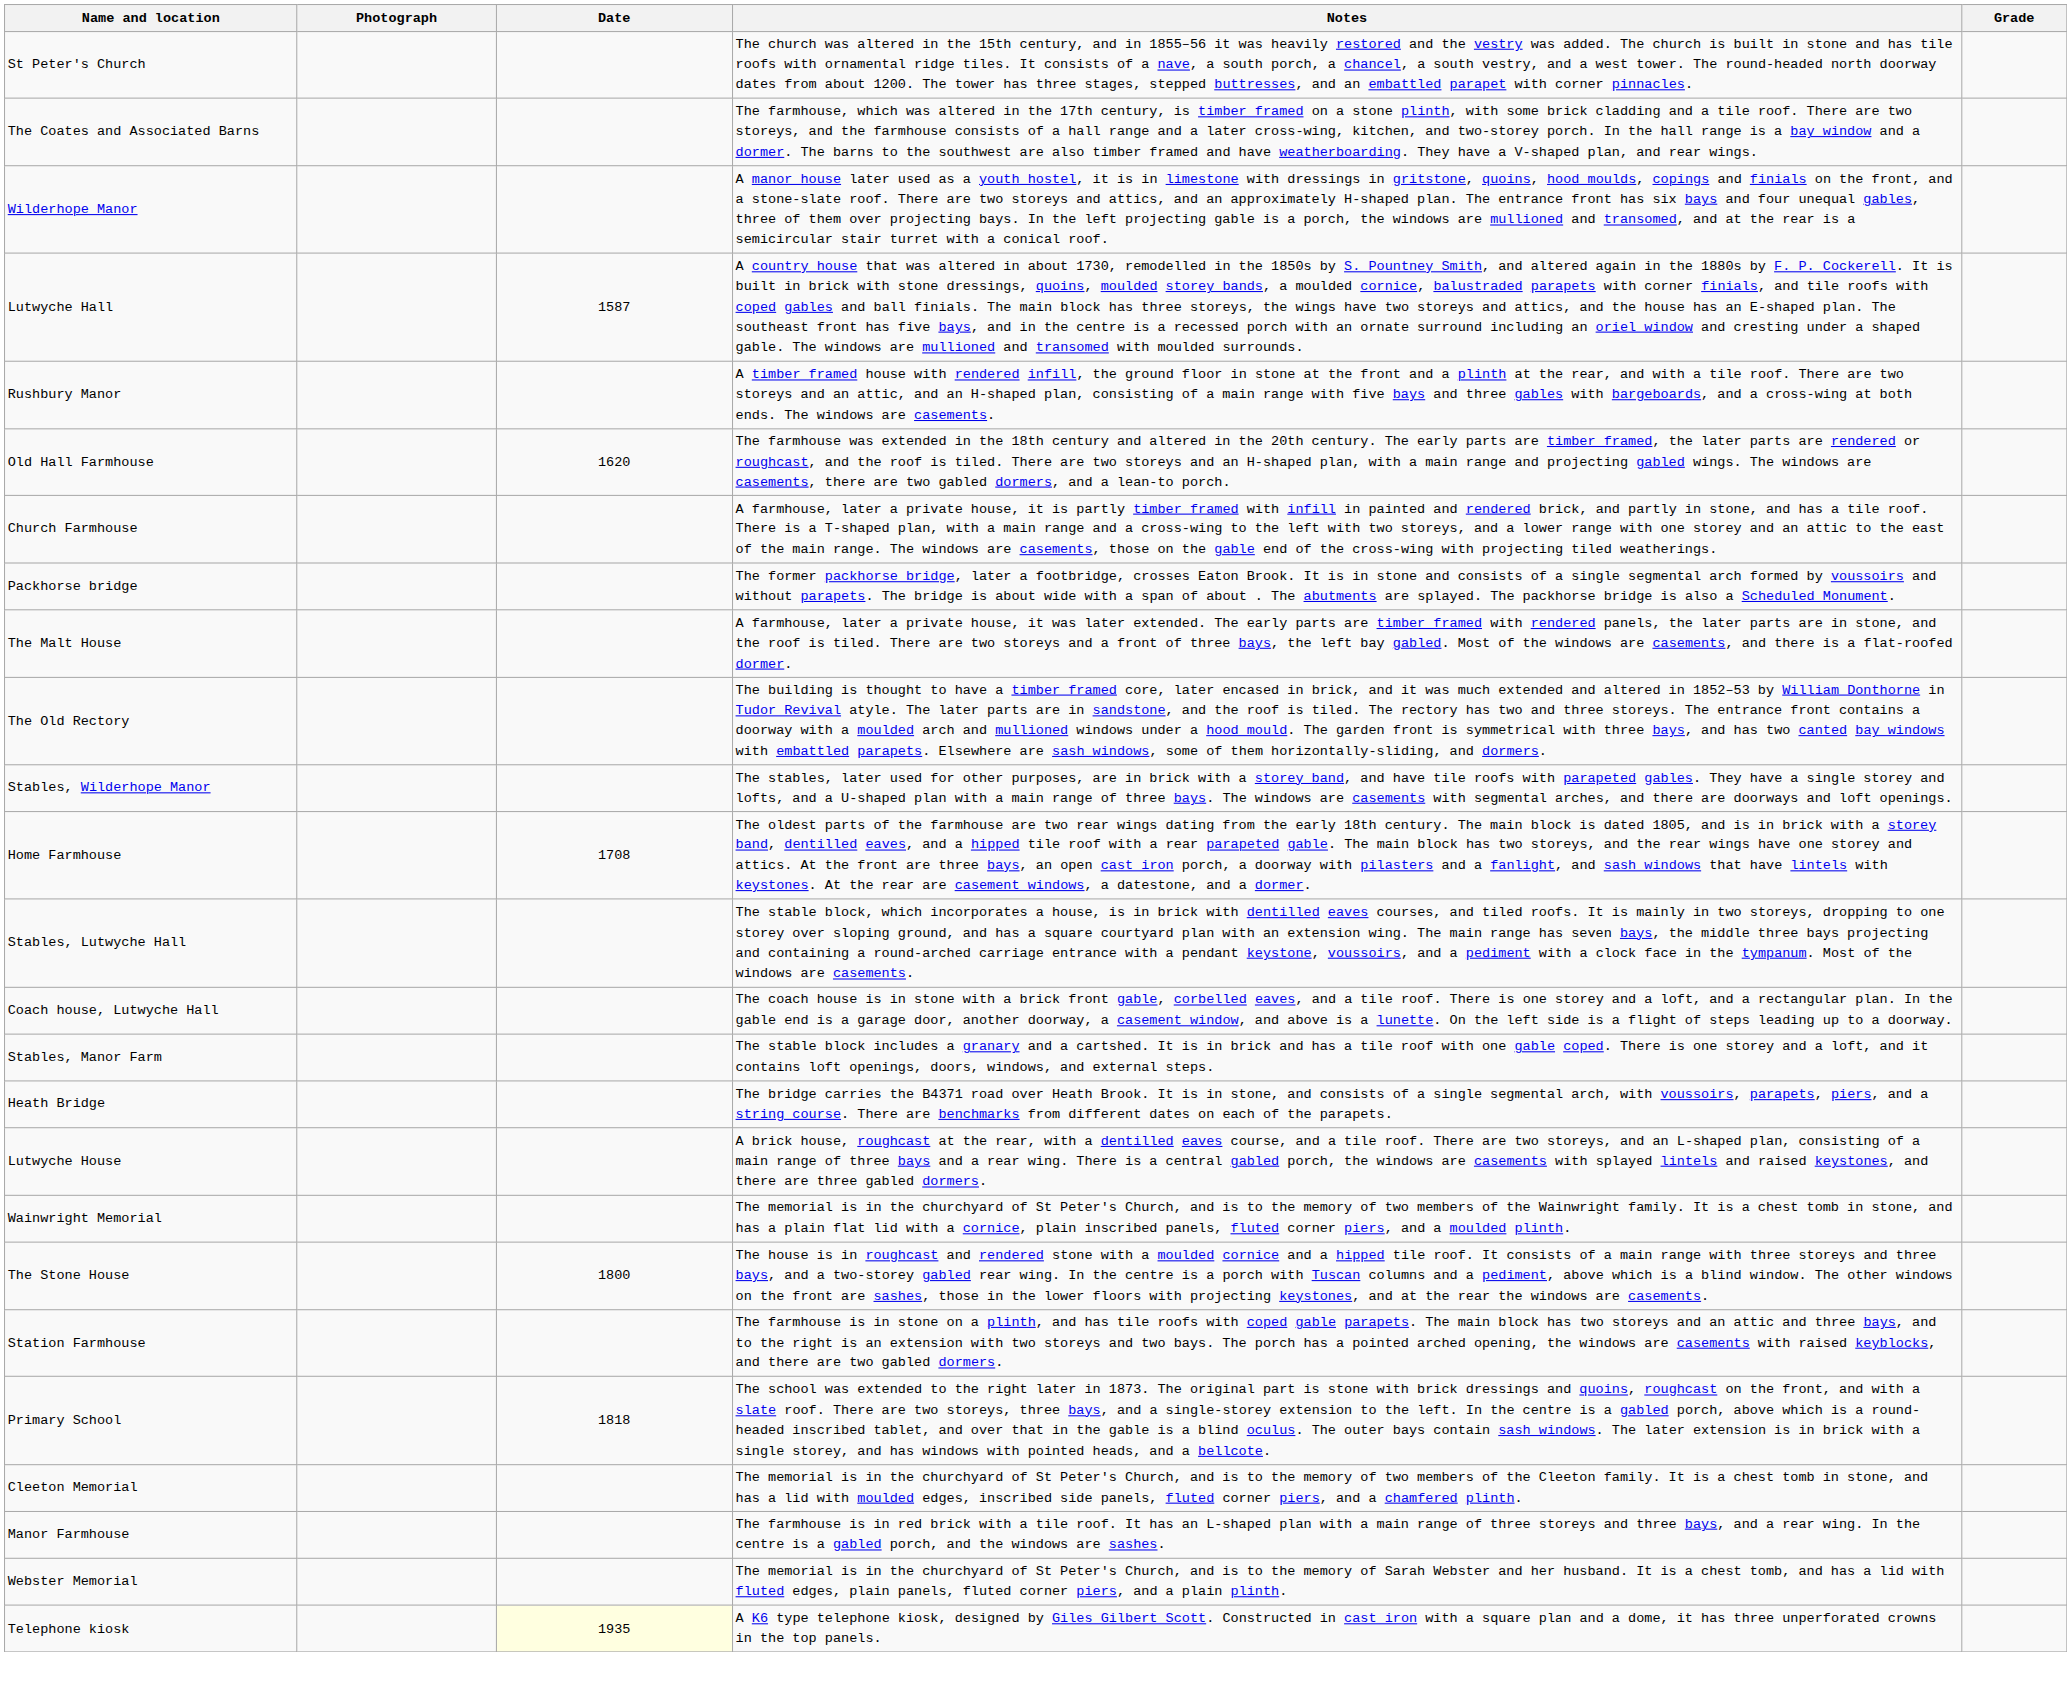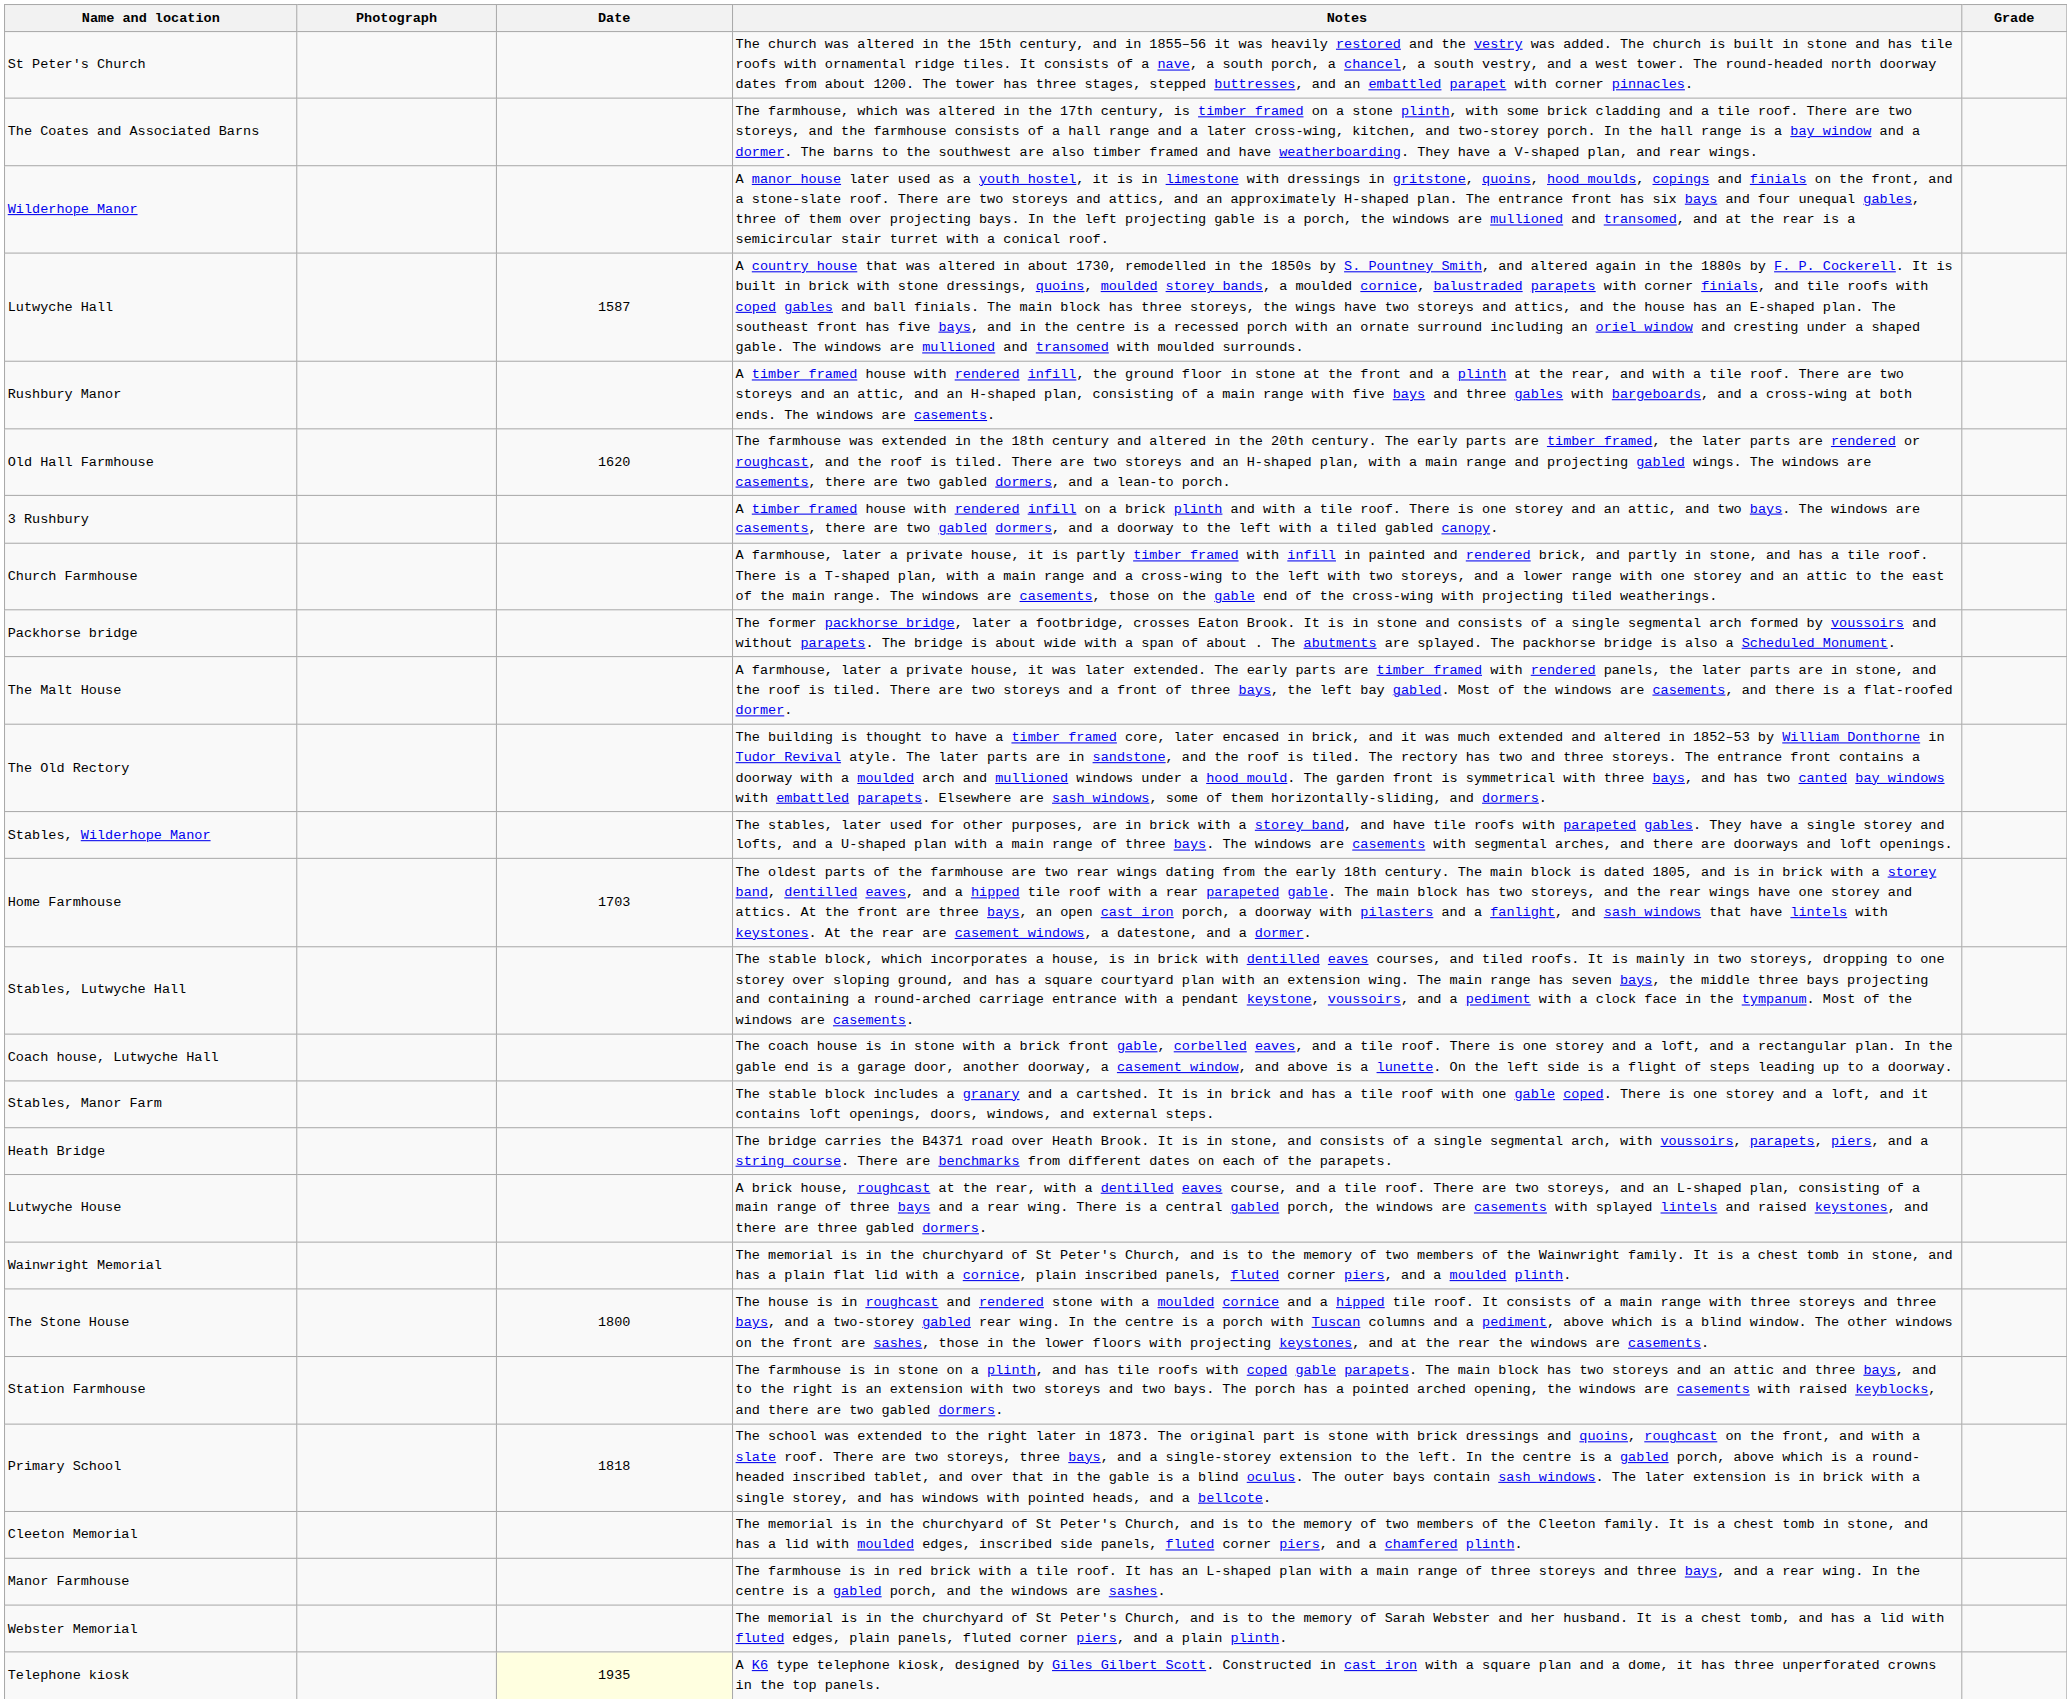+ row: (48, 519)
(614, 855) 1708 -> (614, 902) 1703
